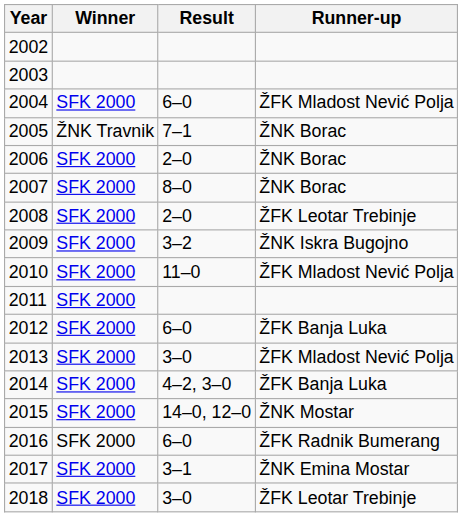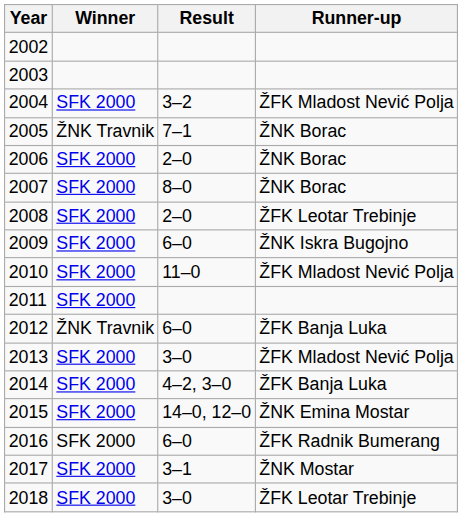(177, 103) 6–0 -> (177, 103) 3–2
(177, 243) 3–2 -> (177, 243) 6–0
(96, 328) SFK 2000 -> (105, 328) ŽNK Travnik
(307, 412) ŽNK Mostar -> (334, 412) ŽNK Emina Mostar
(334, 469) ŽNK Emina Mostar -> (307, 469) ŽNK Mostar
